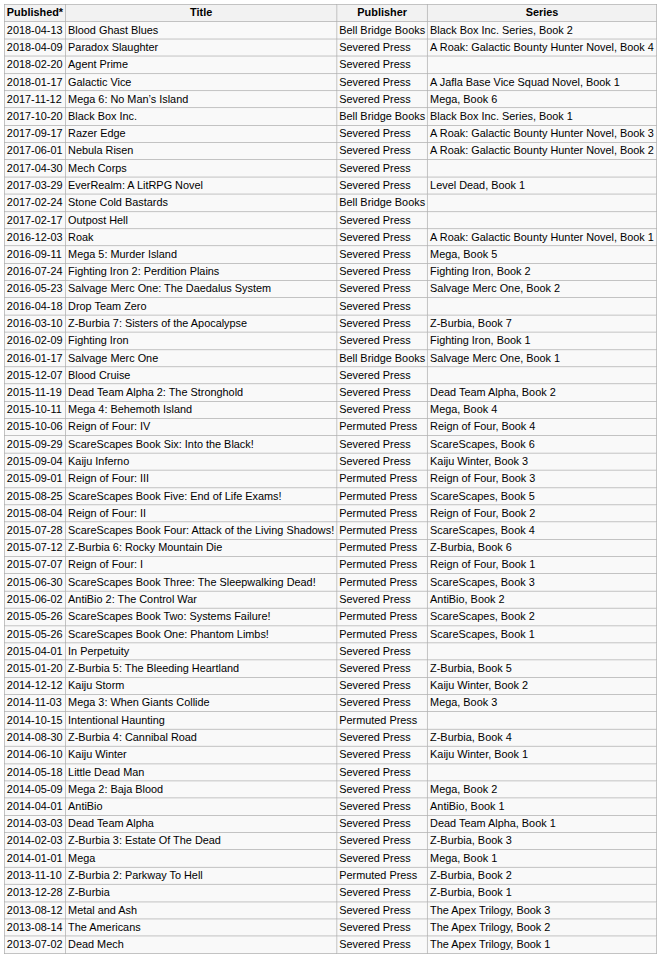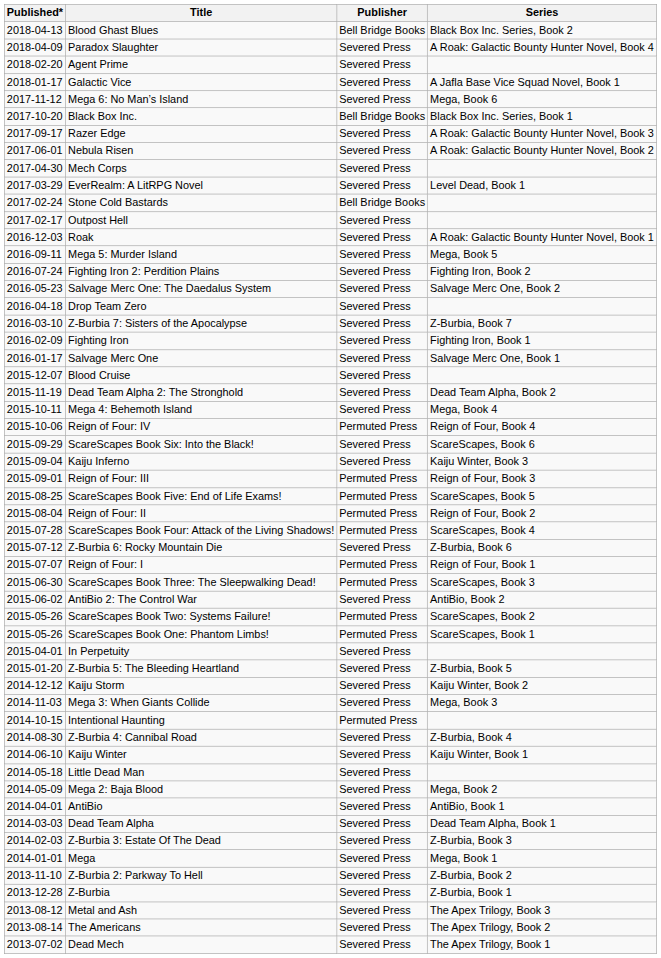(382, 358) Bell Bridge Books -> (375, 358) Severed Press
(378, 548) Permuted Press -> (375, 548) Severed Press
(378, 875) Permuted Press -> (375, 875) Severed Press
